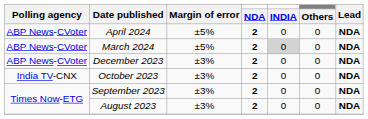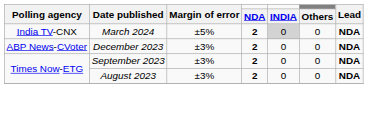- row: (128, 31)
(47, 46) ABP News-CVoter -> (47, 31) India TV-CNX
- row: (128, 76)
